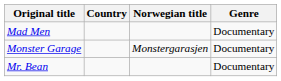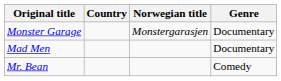rows swapped: (29, 31) <-> (44, 48)
(244, 66) Documentary -> (232, 66) Comedy
